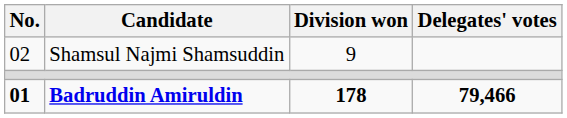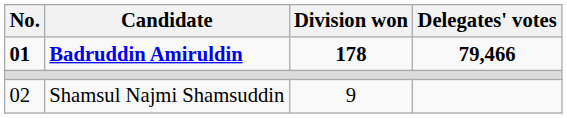rows swapped: (146, 95) <-> (167, 53)
